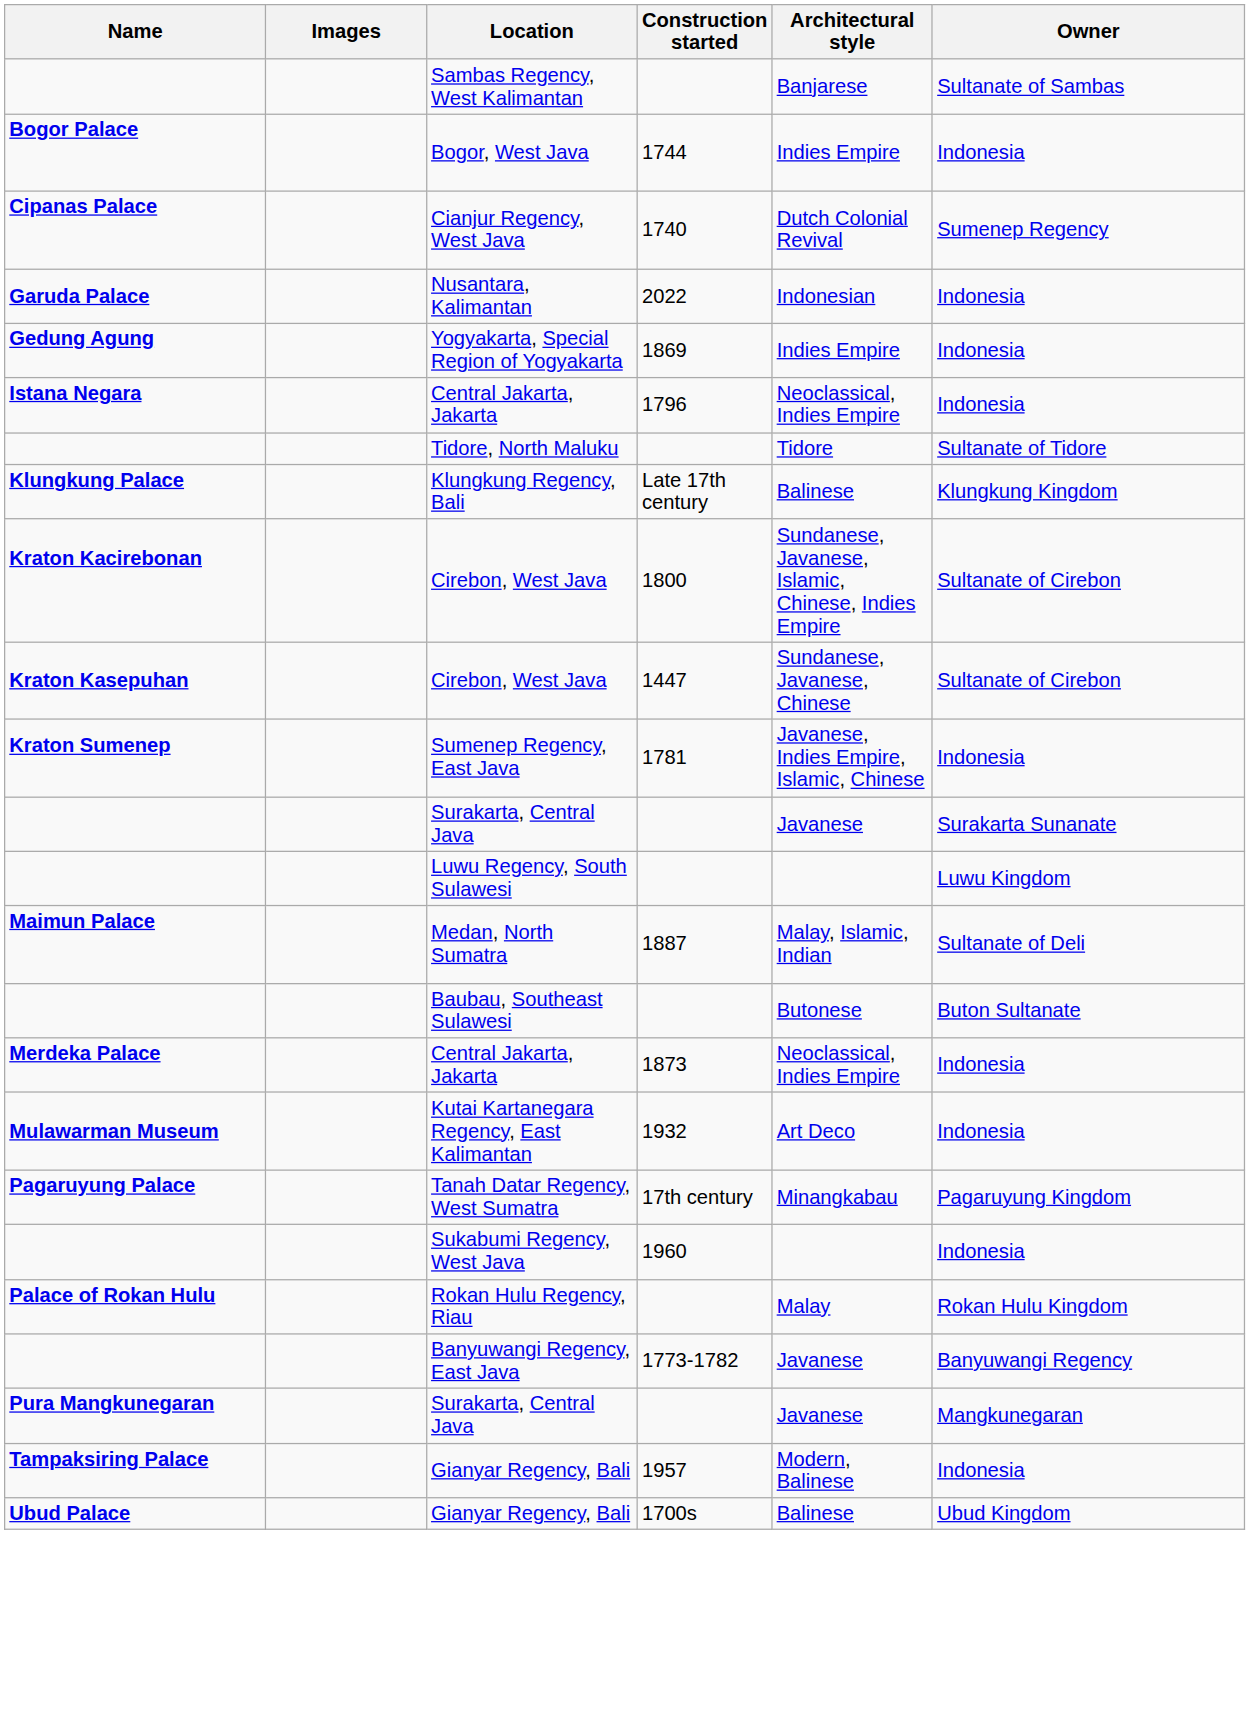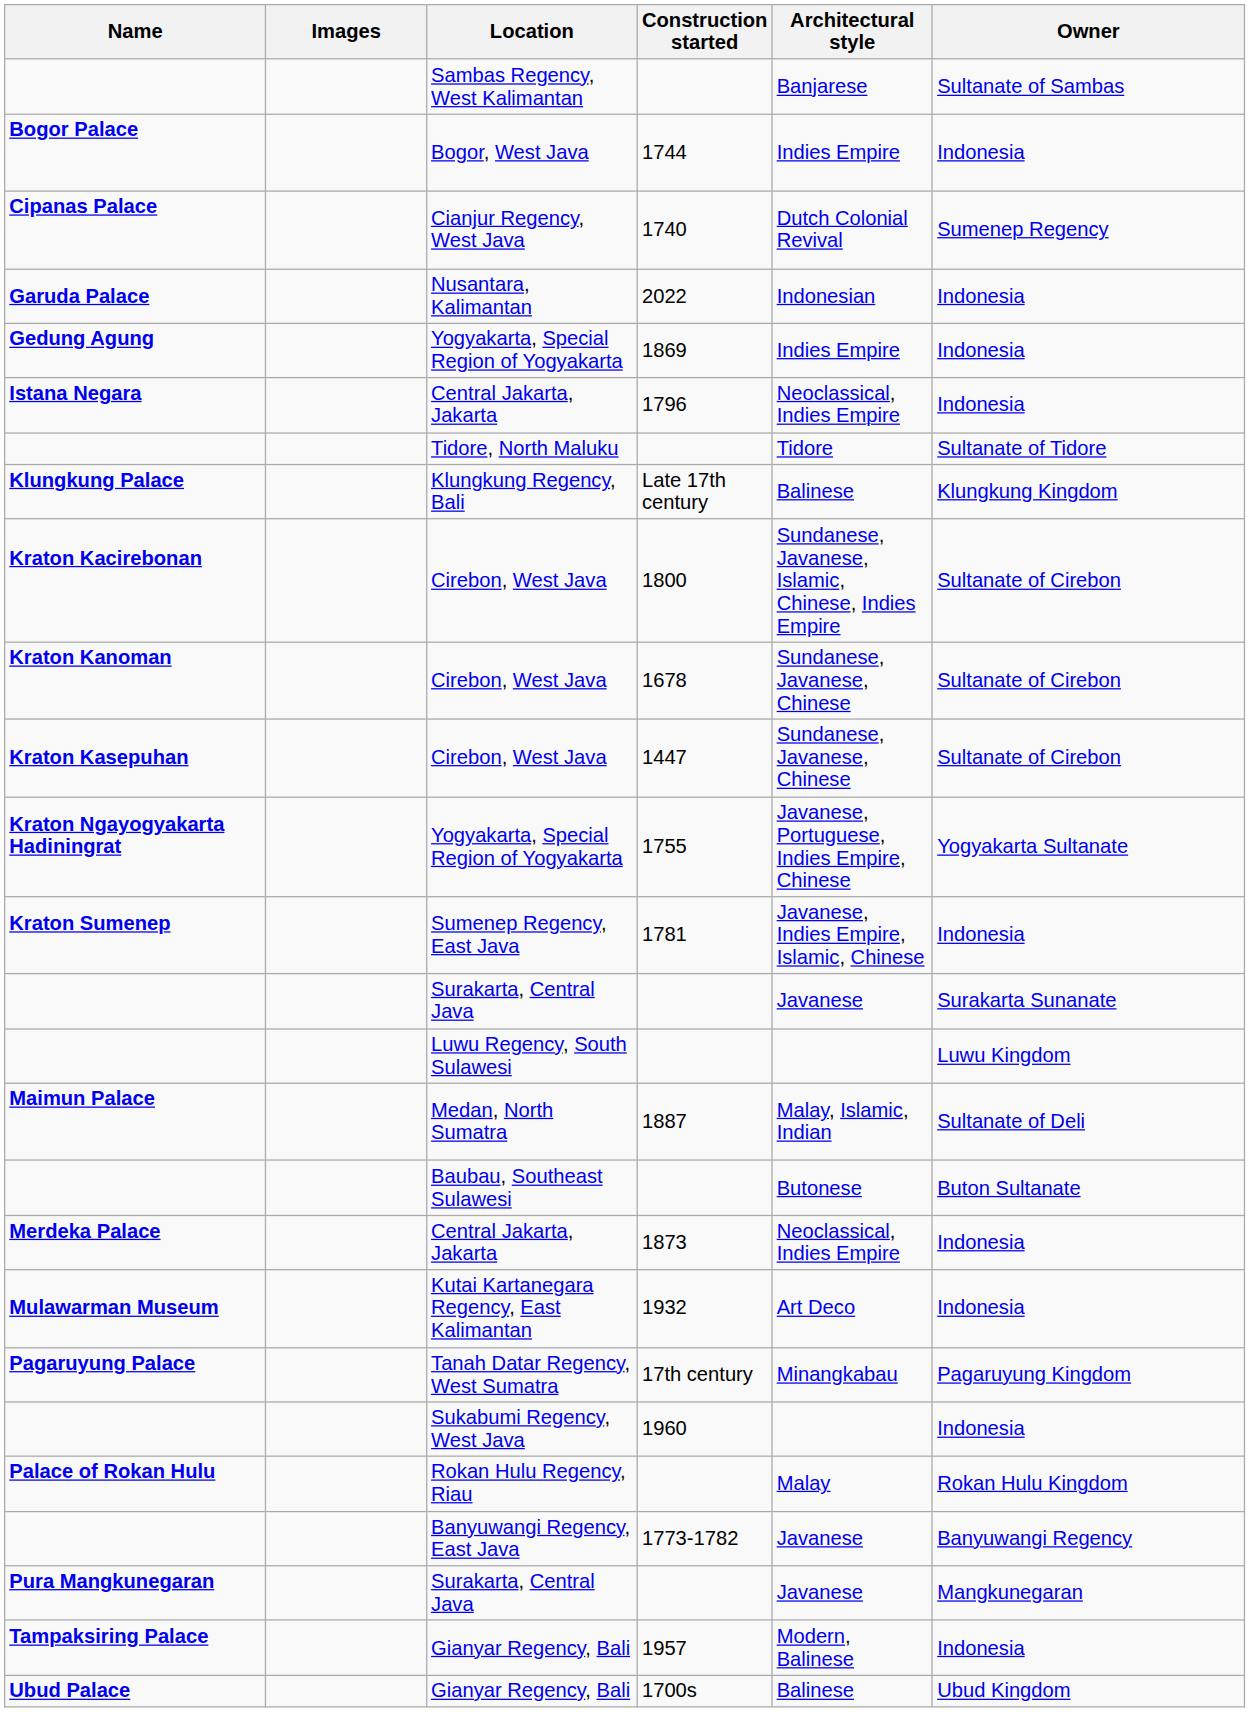+ row: (90, 657)
+ row: (117, 835)
